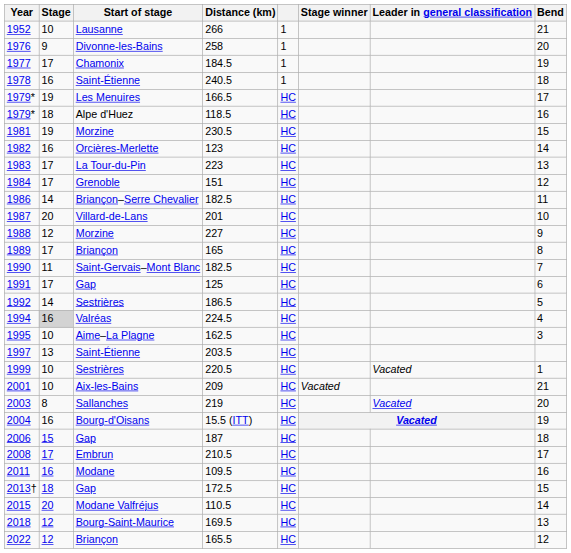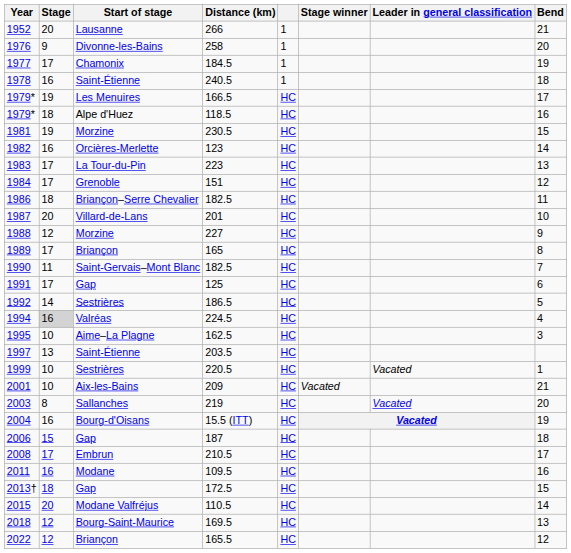(48, 30) 10 -> (48, 30) 20
(48, 200) 14 -> (48, 200) 18
